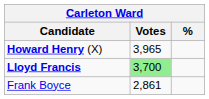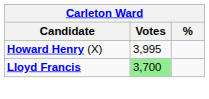(147, 49) 3,965 -> (147, 49) 3,995
- row: (39, 85)
